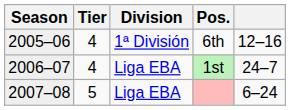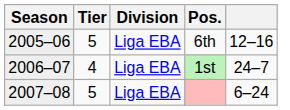(92, 42) 4 -> (92, 42) 5
(152, 42) 1ª División -> (147, 42) Liga EBA
